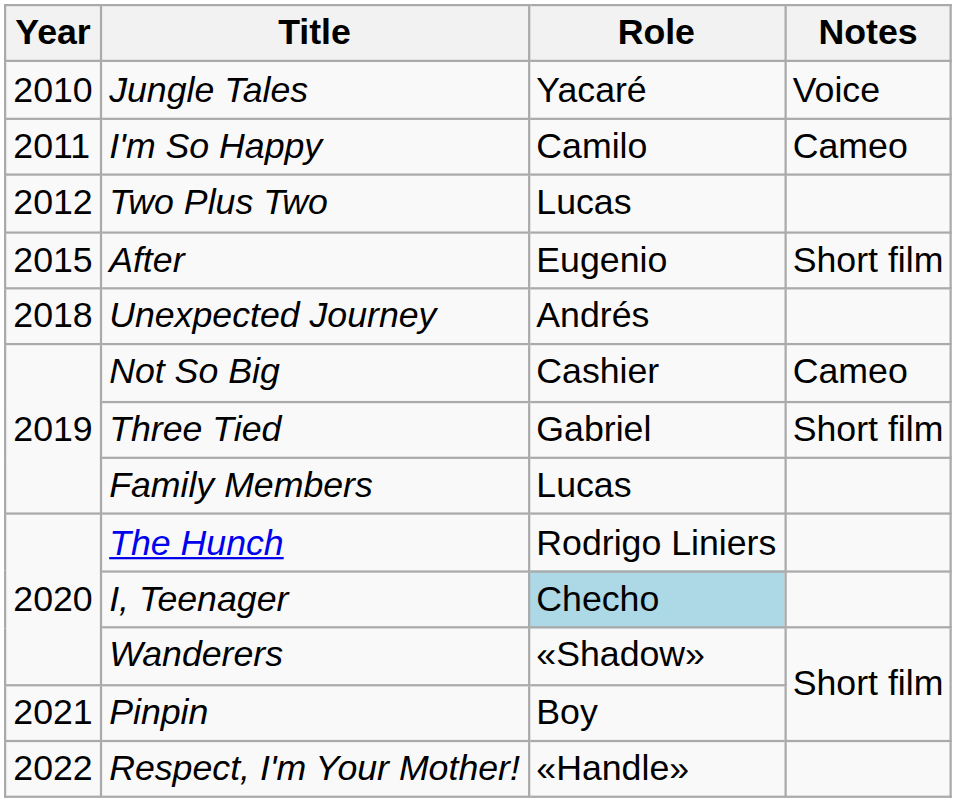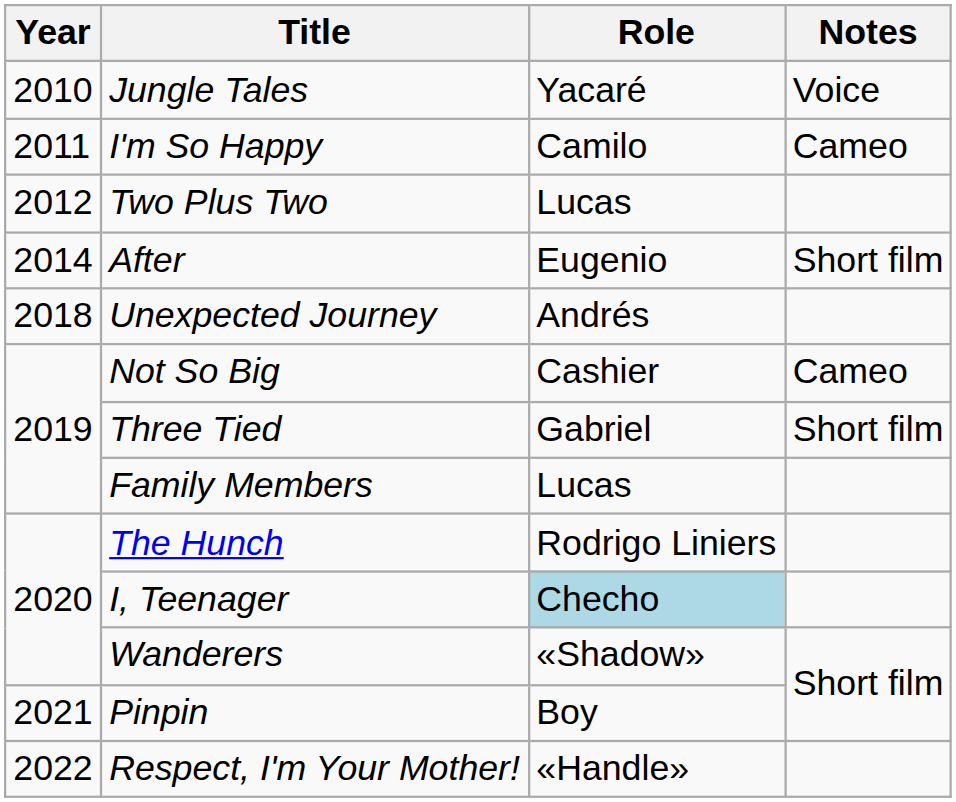(53, 259) 2015 -> (53, 259) 2014
